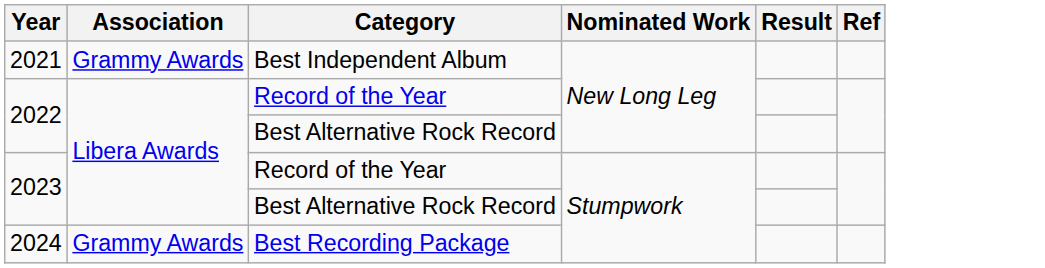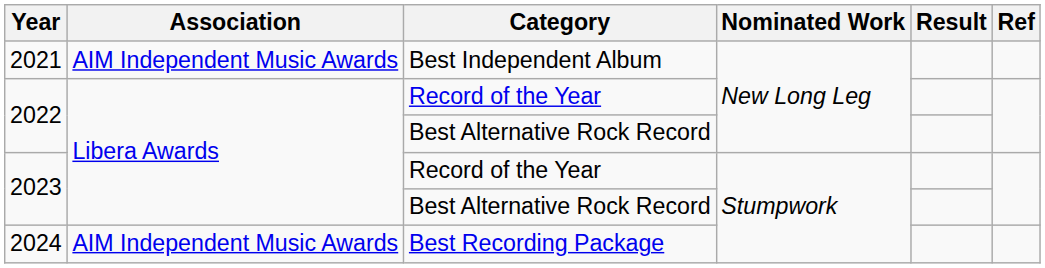(158, 59) Grammy Awards -> (235, 59) AIM Independent Music Awards
(158, 243) Grammy Awards -> (235, 243) AIM Independent Music Awards
